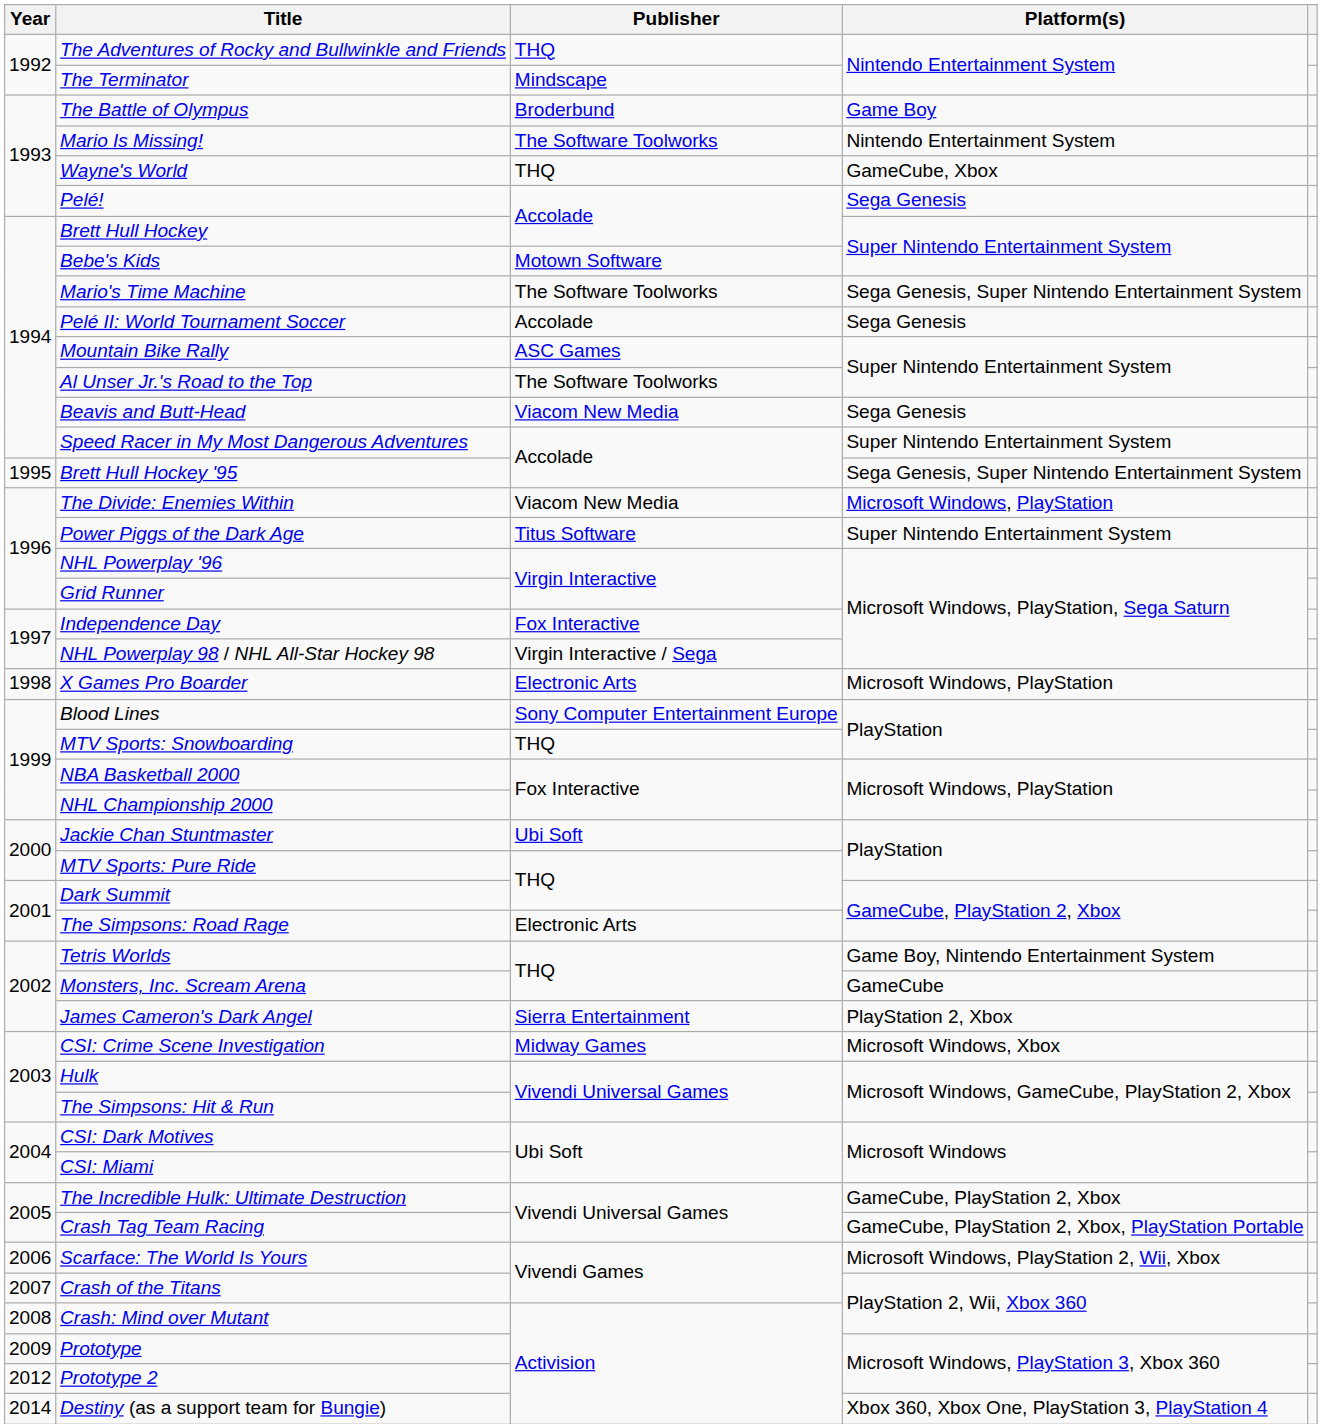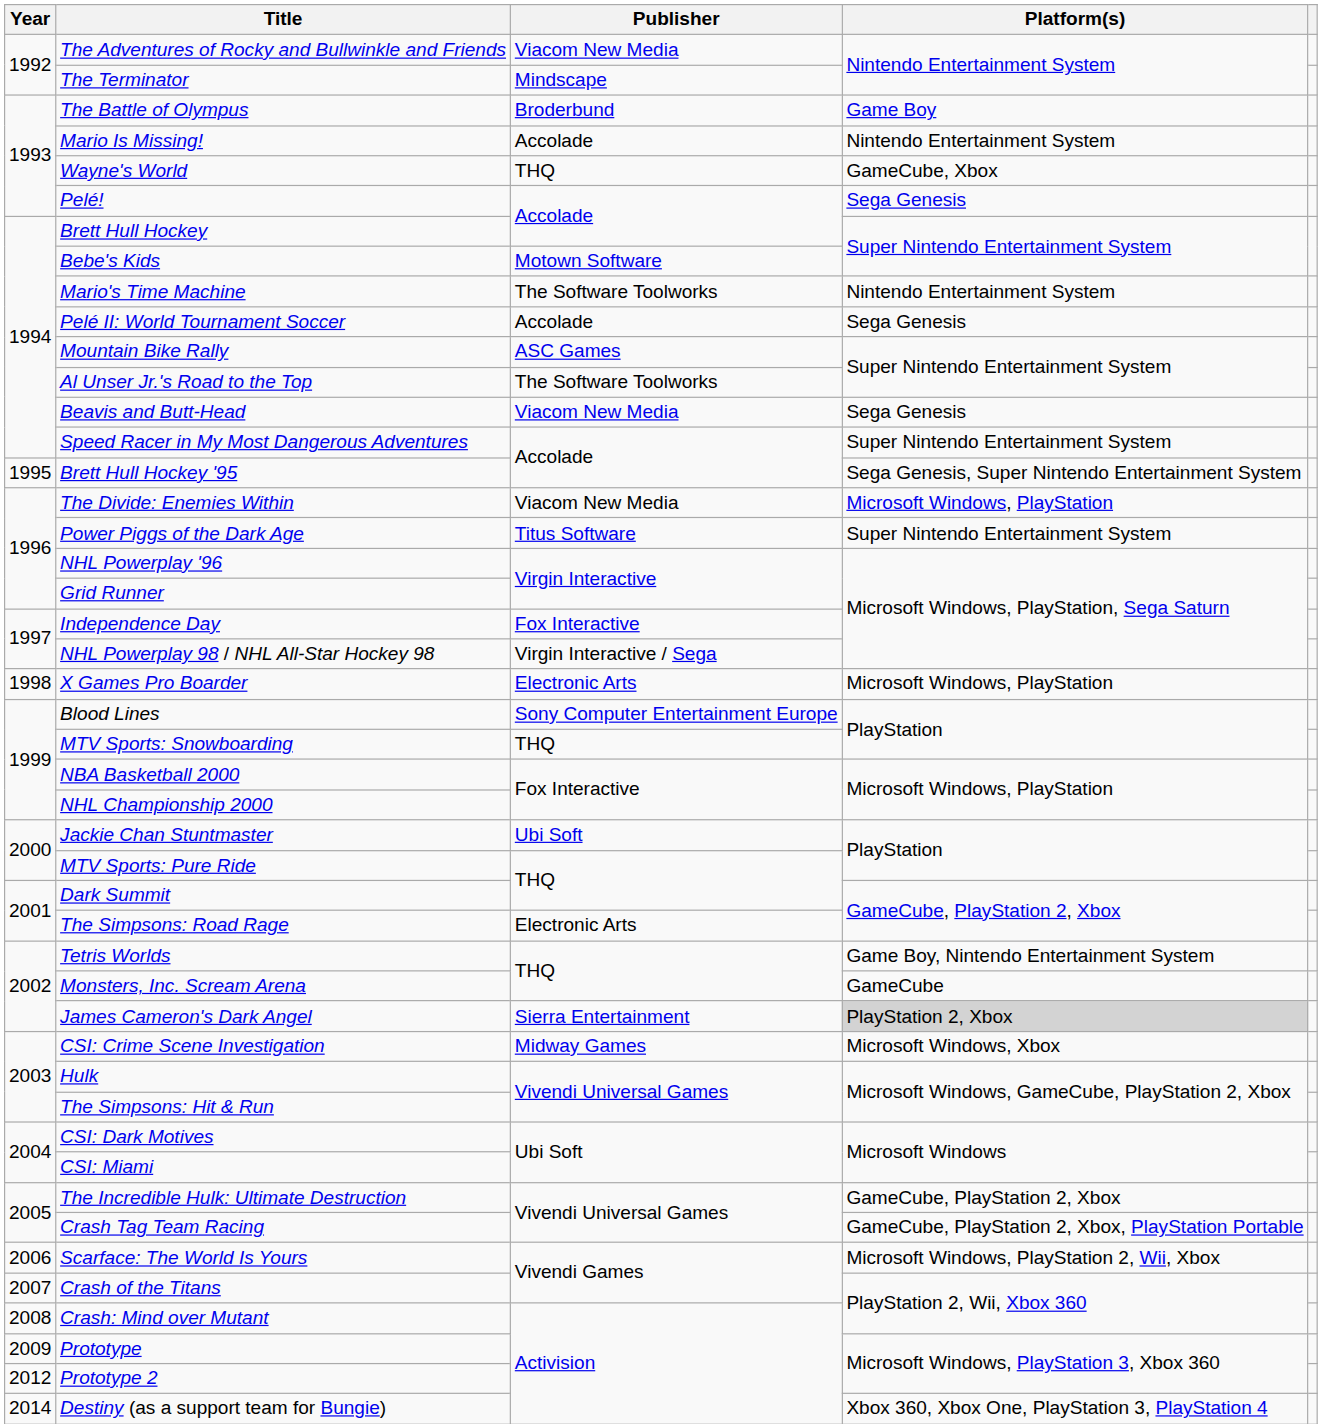(535, 49) THQ -> (597, 49) Viacom New Media
(616, 140) The Software Toolworks -> (554, 140) Accolade
(1074, 291) Sega Genesis, Super Nintendo Entertainment System -> (981, 291) Nintendo Entertainment System
(929, 1016) no background -> (929, 1016) lightgrey background
